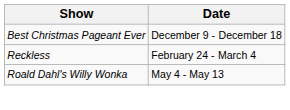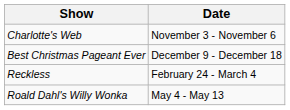+ row: (44, 34)
